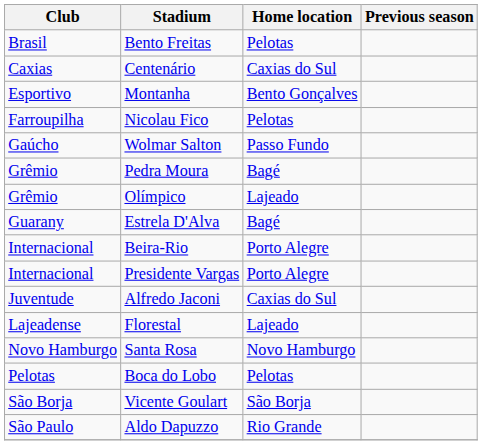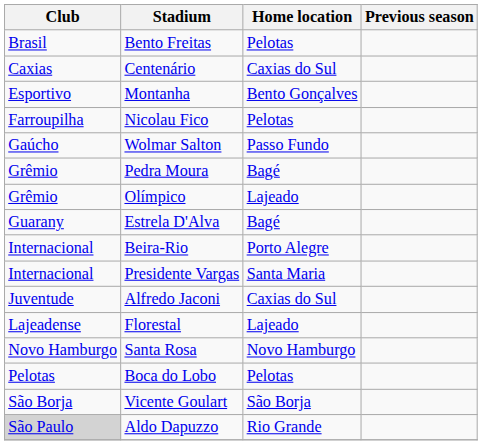(288, 273) Porto Alegre -> (286, 273) Santa Maria
(41, 427) no background -> (41, 427) lightgrey background
